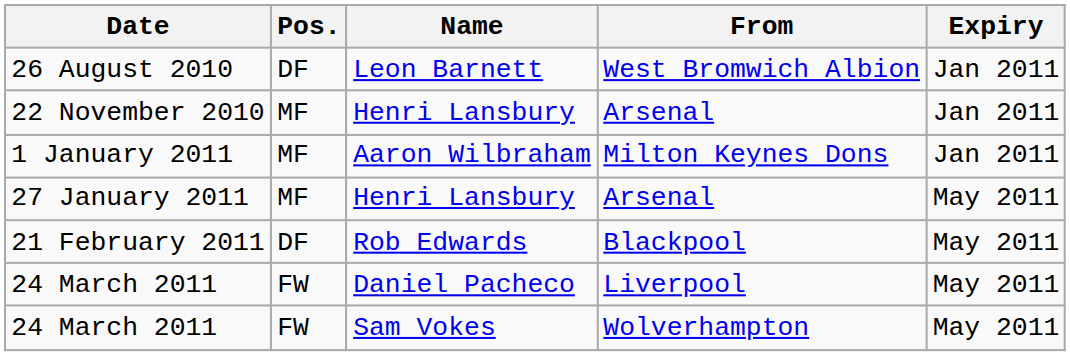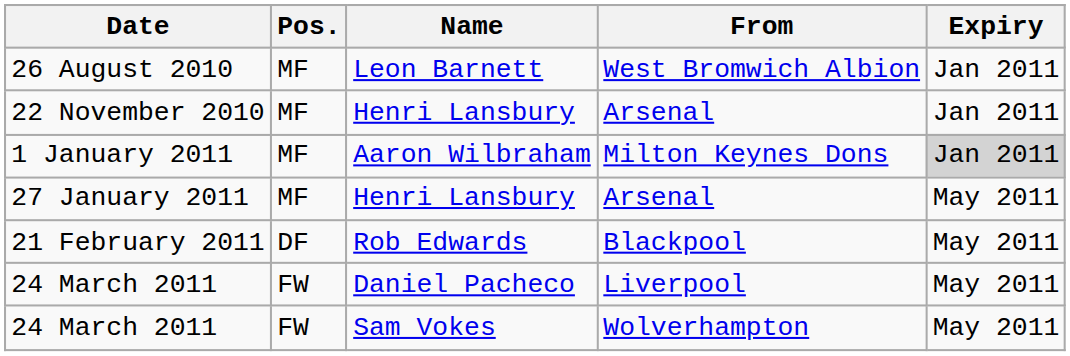(293, 70) DF -> (293, 70) MF
(996, 156) no background -> (996, 156) lightgrey background
